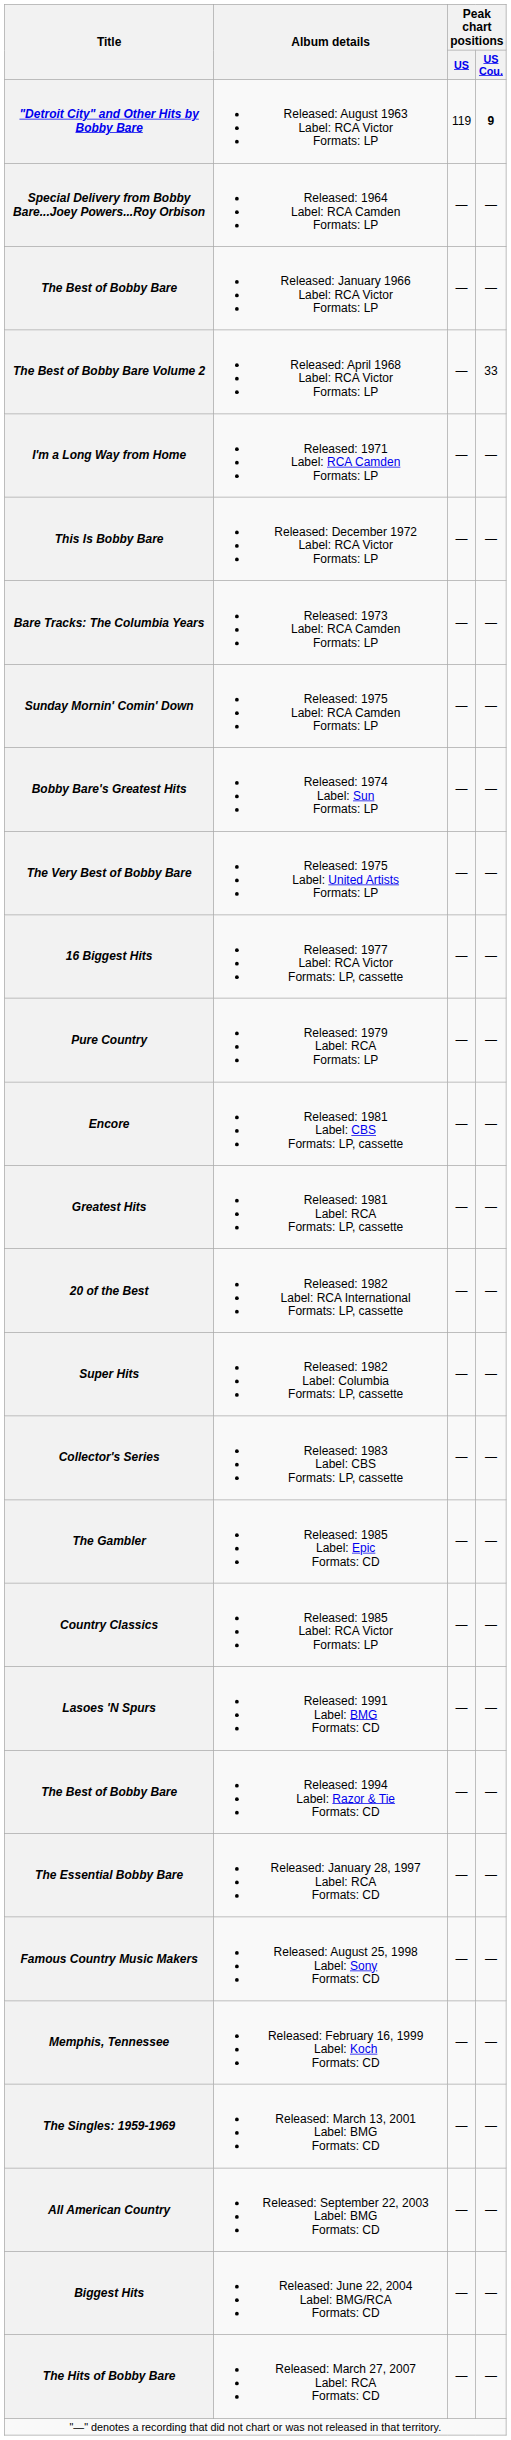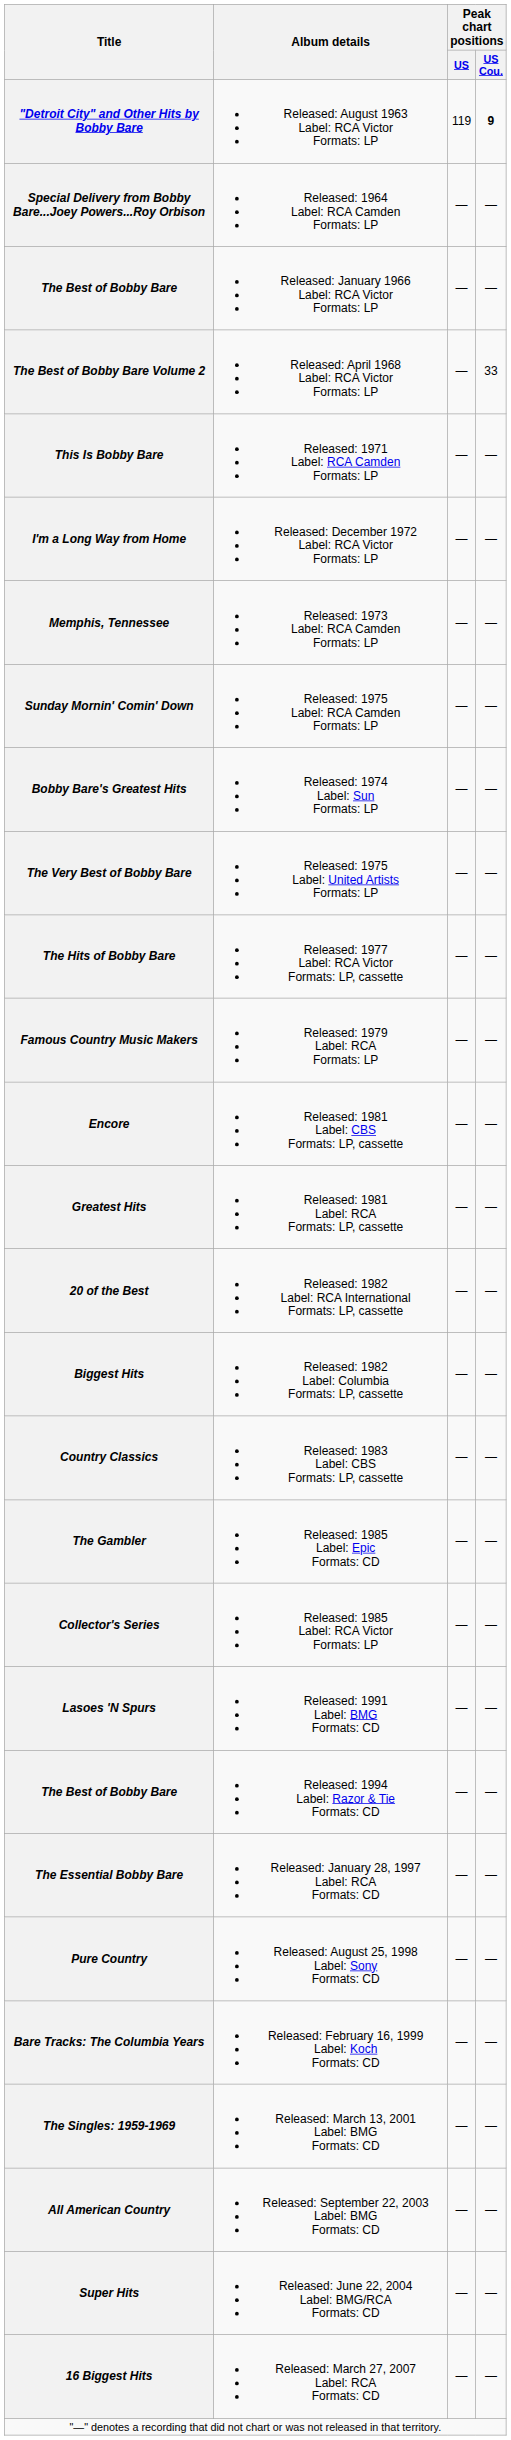(109, 455) I'm a Long Way from Home -> (109, 455) This Is Bobby Bare
(109, 539) This Is Bobby Bare -> (109, 539) I'm a Long Way from Home
(109, 622) Bare Tracks: The Columbia Years -> (109, 622) Memphis, Tennessee
(109, 956) 16 Biggest Hits -> (109, 956) The Hits of Bobby Bare
(109, 1040) Pure Country -> (109, 1040) Famous Country Music Makers
(109, 1374) Super Hits -> (109, 1374) Biggest Hits
(109, 1457) Collector's Series -> (109, 1457) Country Classics
(109, 1624) Country Classics -> (109, 1624) Collector's Series
(109, 1959) Famous Country Music Makers -> (109, 1959) Pure Country
(109, 2042) Memphis, Tennessee -> (109, 2042) Bare Tracks: The Columbia Years
(109, 2293) Biggest Hits -> (109, 2293) Super Hits
(109, 2376) The Hits of Bobby Bare -> (109, 2376) 16 Biggest Hits
